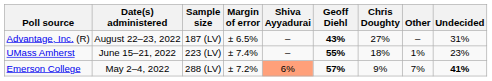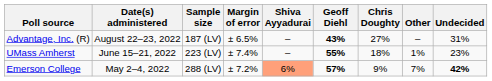(460, 69) 41% -> (460, 69) 42%
